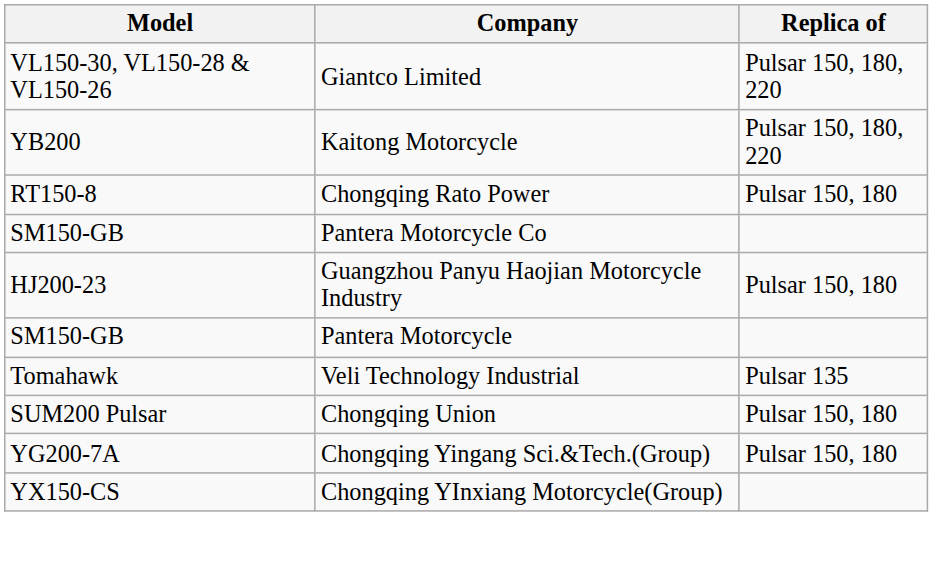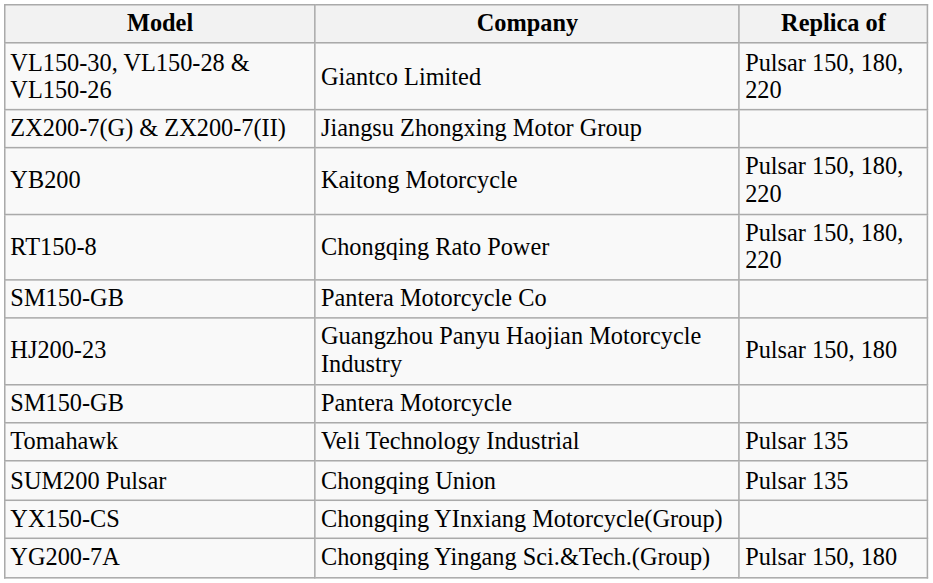+ row: (481, 128)
(821, 194) Pulsar 150, 180 -> (824, 246) Pulsar 150, 180, 220
(821, 414) Pulsar 150, 180 -> (797, 480) Pulsar 135
rows swapped: (516, 452) <-> (522, 491)
